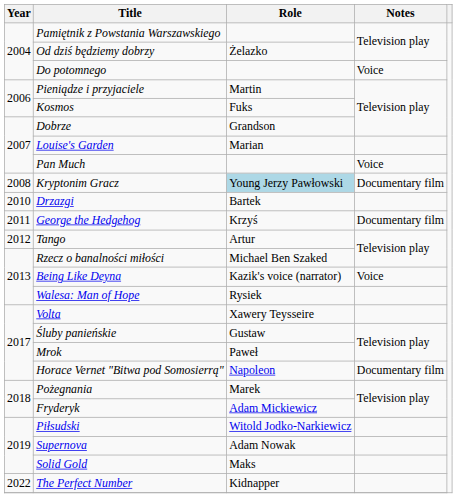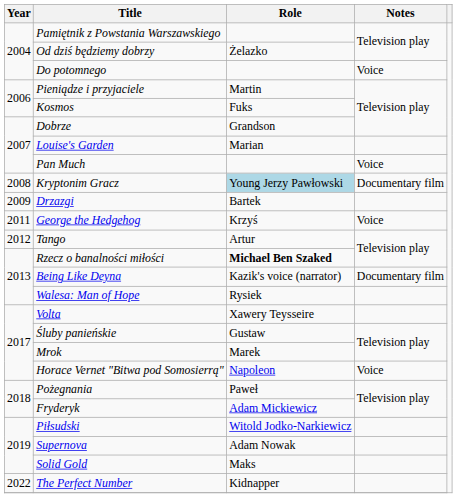(19, 201) 2010 -> (19, 201) 2009
(400, 220) Documentary film -> (370, 220) Voice
(278, 257) normal -> (281, 257) bold
(370, 276) Voice -> (400, 276) Documentary film
(244, 351) Paweł -> (245, 351) Marek
(400, 370) Documentary film -> (370, 370) Voice
(245, 389) Marek -> (244, 389) Paweł
